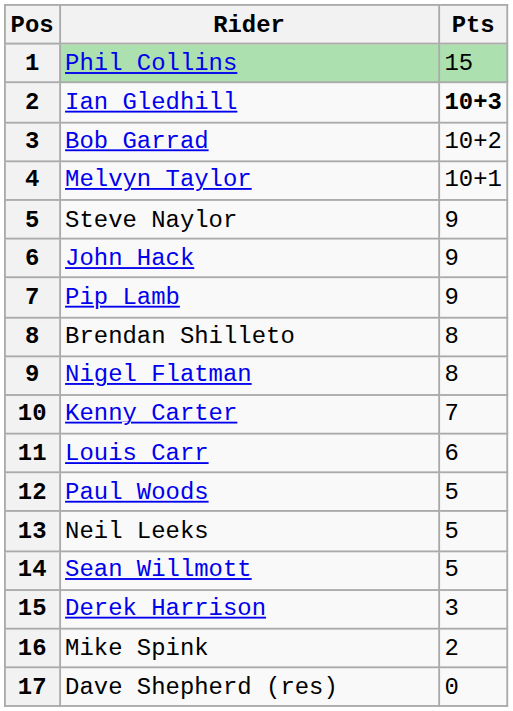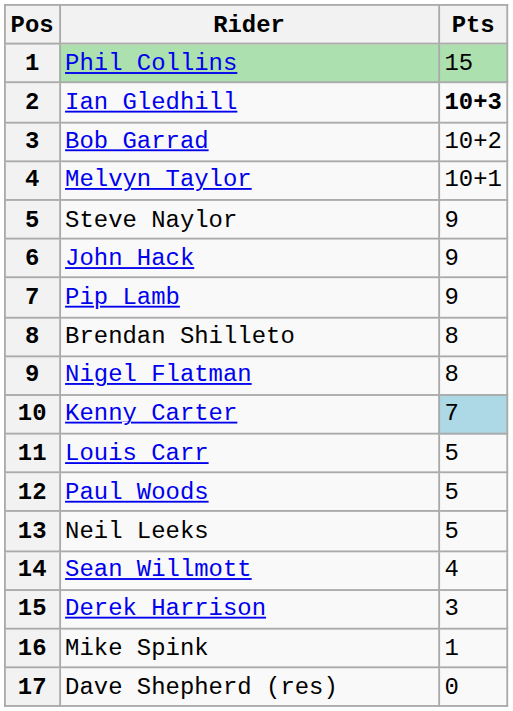(452, 414) no background -> (452, 414) lightblue background
(452, 453) 6 -> (452, 453) 5
(452, 570) 5 -> (452, 570) 4
(452, 648) 2 -> (452, 648) 1
